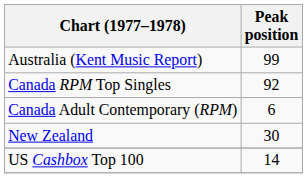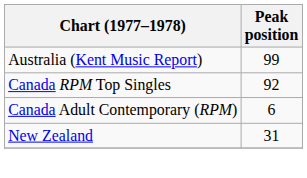(271, 135) 30 -> (271, 135) 31
- row: (76, 160)
